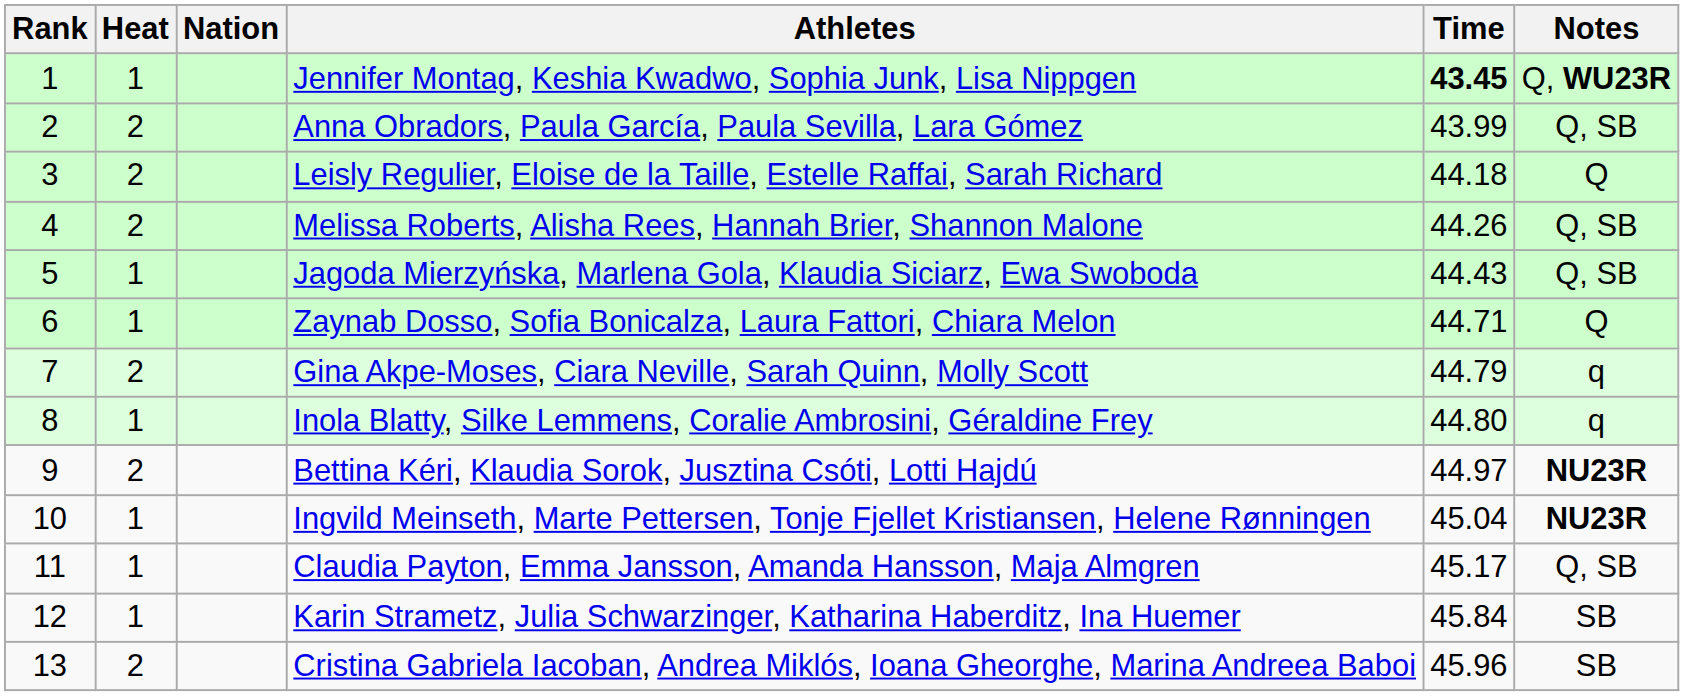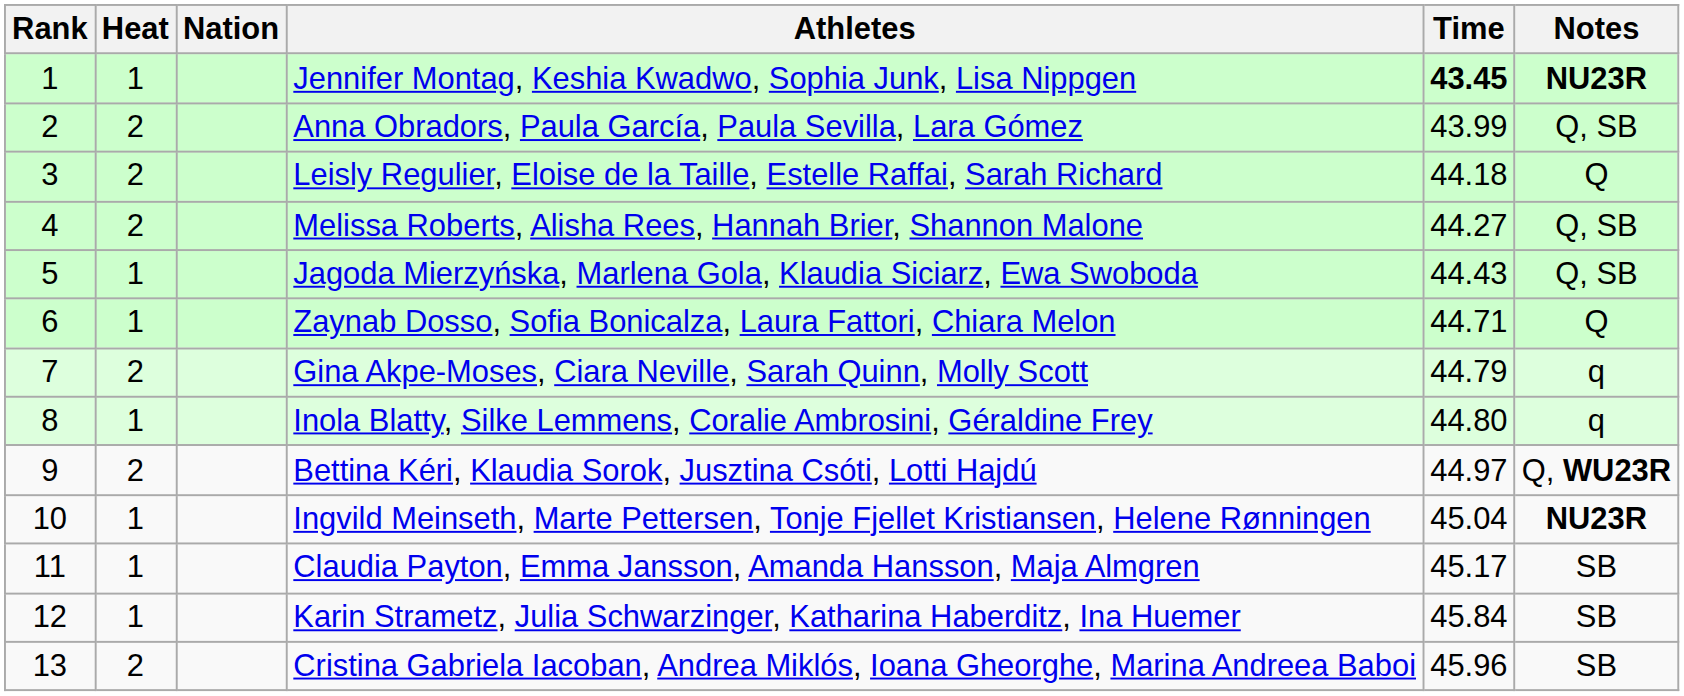(1596, 77) Q, WU23R -> (1596, 77) NU23R
(1469, 224) 44.26 -> (1469, 224) 44.27
(1596, 469) NU23R -> (1596, 469) Q, WU23R
(1596, 567) Q, SB -> (1596, 567) SB
